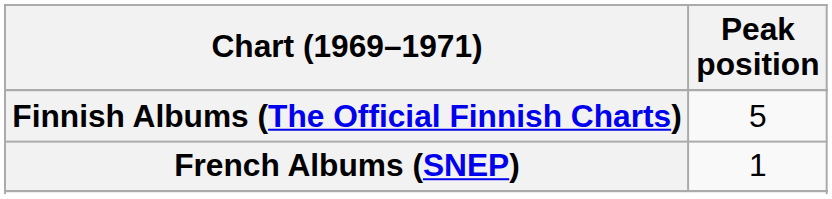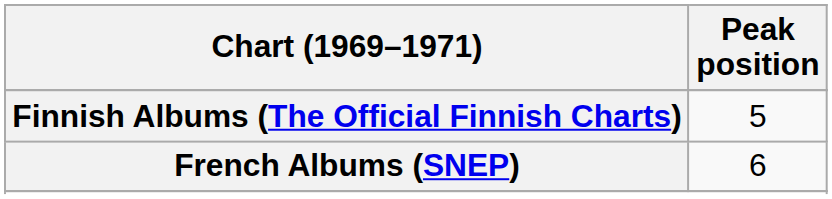(758, 165) 1 -> (758, 165) 6
